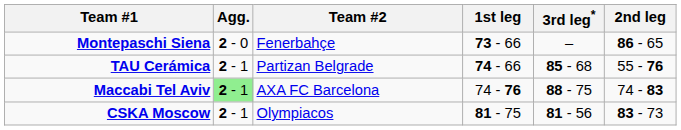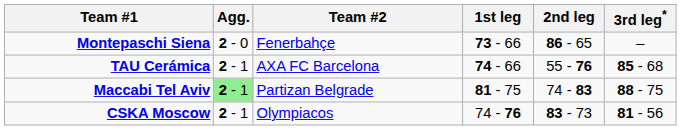columns swapped: (640, 18) <-> (569, 18)
(315, 66) Partizan Belgrade -> (318, 66) AXA FC Barcelona
(318, 90) AXA FC Barcelona -> (315, 90) Partizan Belgrade
(498, 90) 74 - 76 -> (498, 90) 81 - 75
(498, 113) 81 - 75 -> (498, 113) 74 - 76
